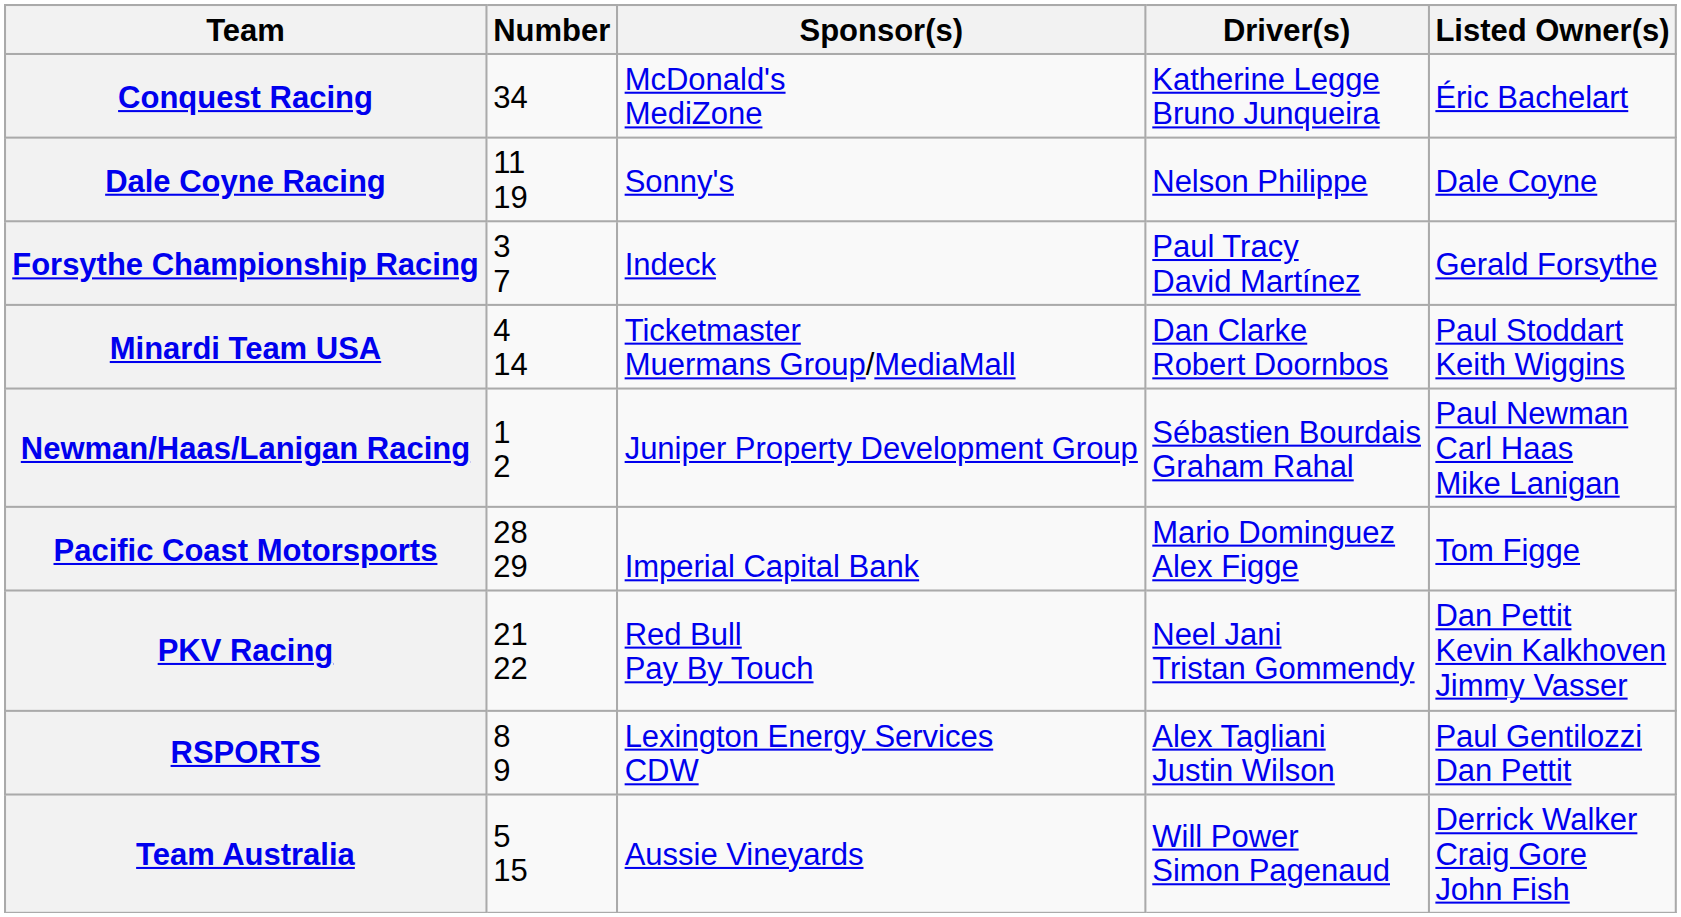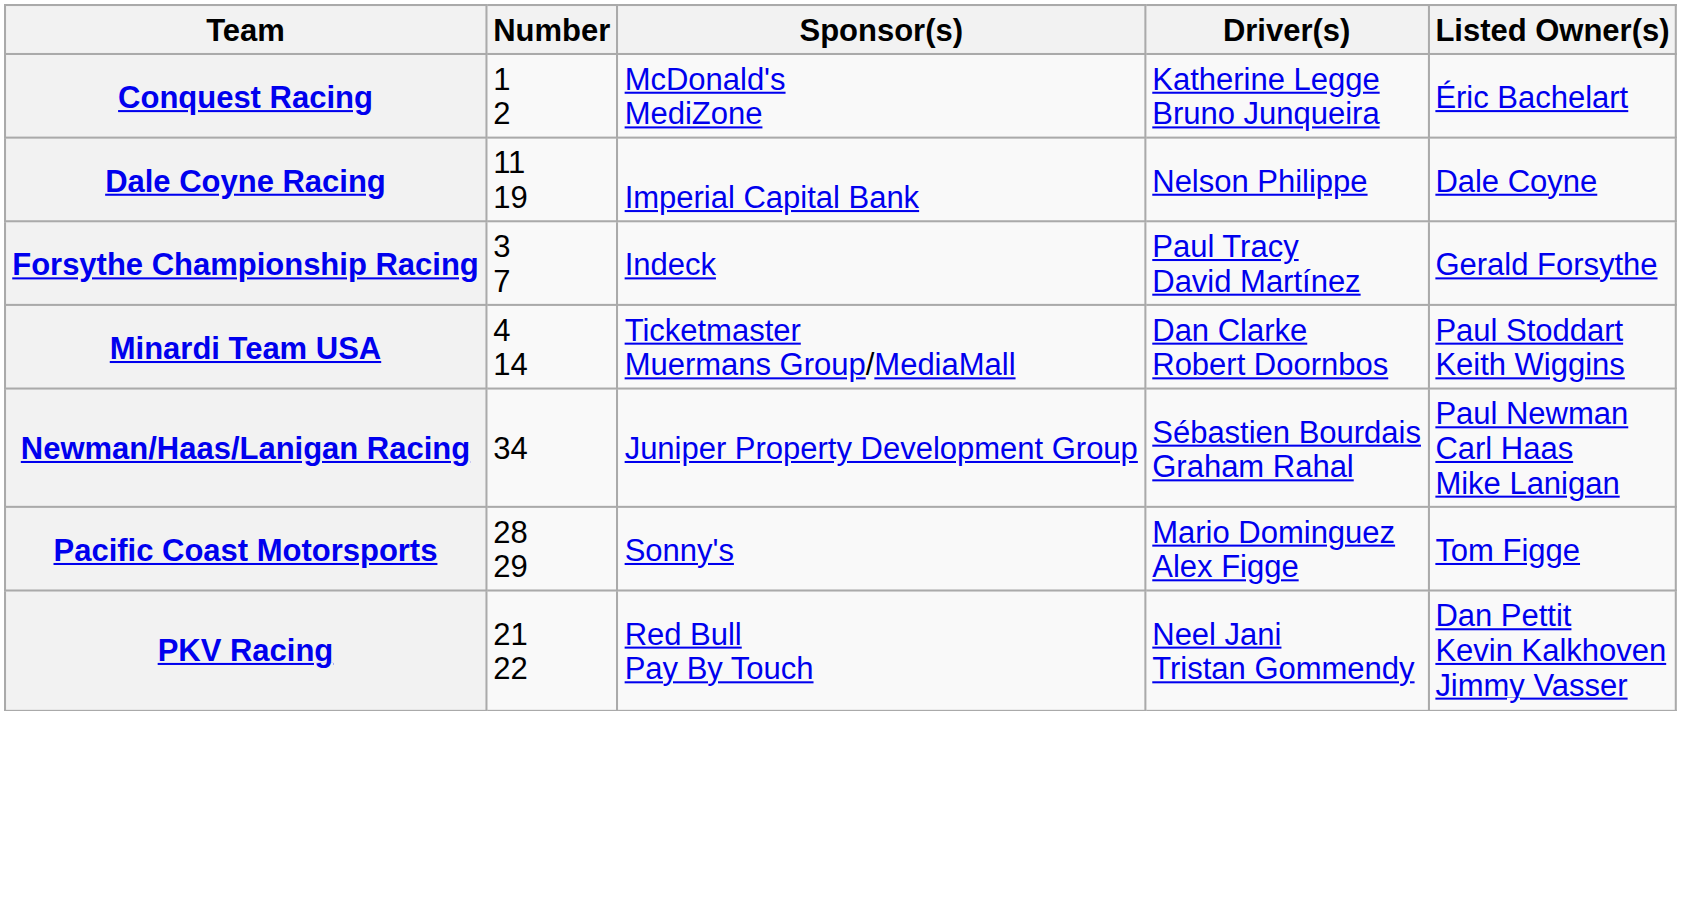(510, 96) 34 -> (502, 96) 1 2
(679, 180) Sonny's -> (772, 197) Imperial Capital Bank
(502, 449) 1 2 -> (510, 449) 34
(772, 567) Imperial Capital Bank -> (679, 550) Sonny's
- row: (245, 752)
- row: (245, 853)
